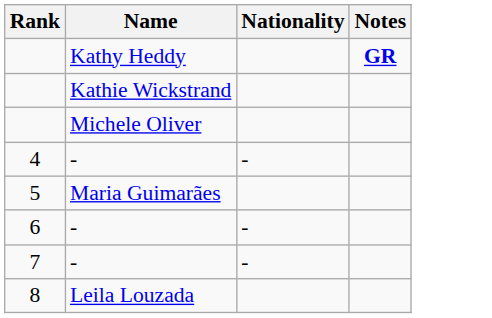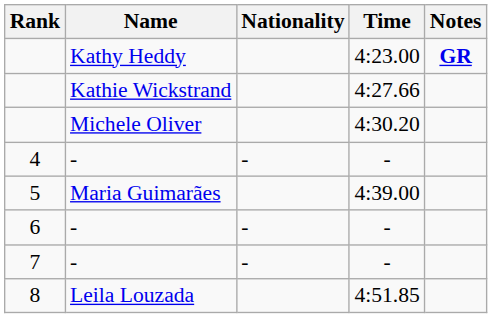+ column: (387, 21)
